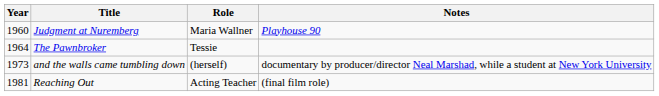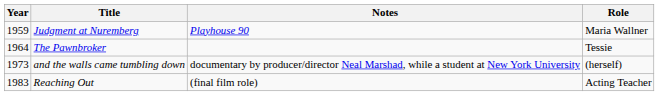columns swapped: (223, 13) <-> (456, 13)
(18, 30) 1960 -> (18, 30) 1959
(18, 82) 1981 -> (18, 82) 1983
